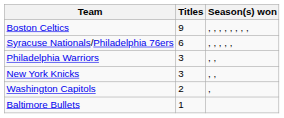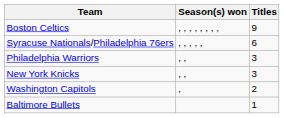columns swapped: (191, 12) <-> (242, 12)
